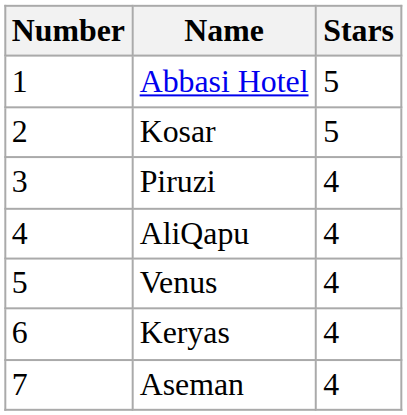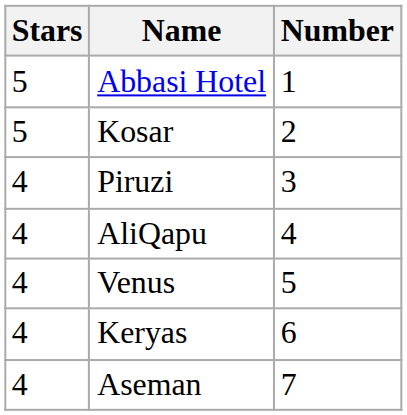columns swapped: (68, 30) <-> (359, 30)
